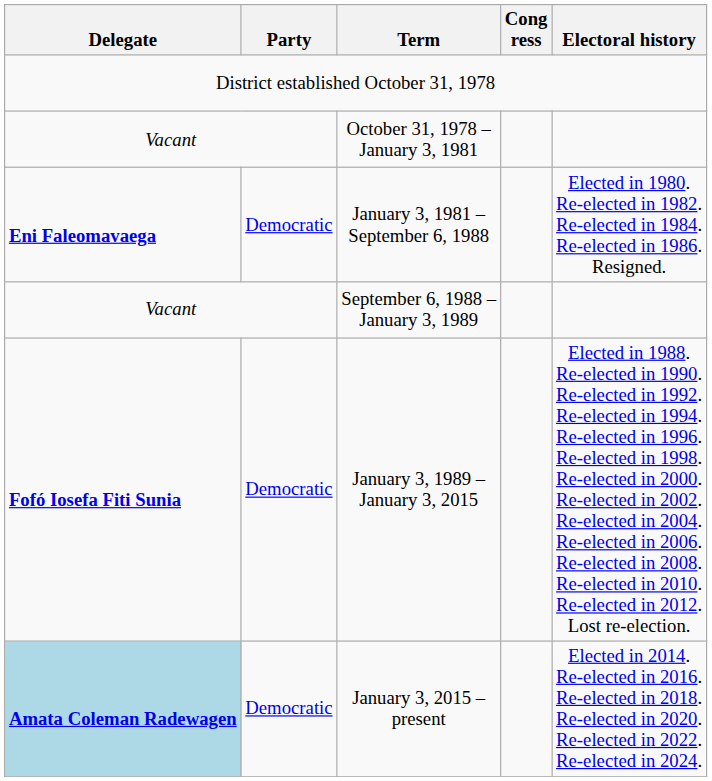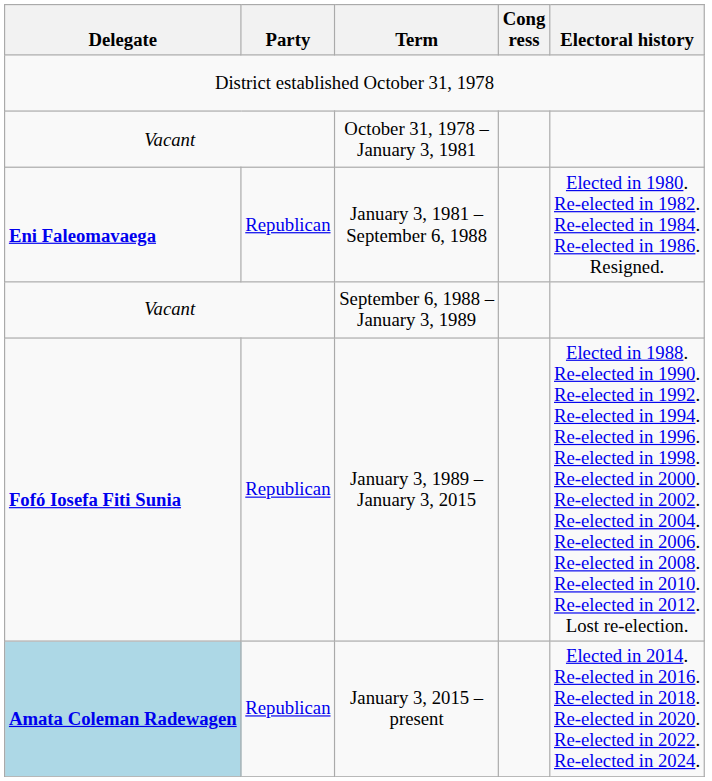(289, 224) Democratic -> (288, 224) Republican
(289, 489) Democratic -> (288, 489) Republican
(289, 708) Democratic -> (288, 708) Republican
